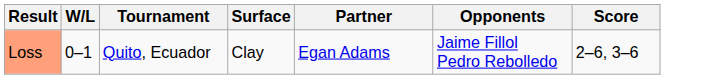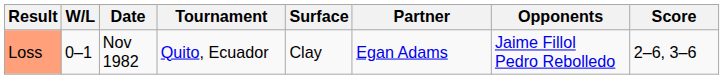+ column: (128, 17)
